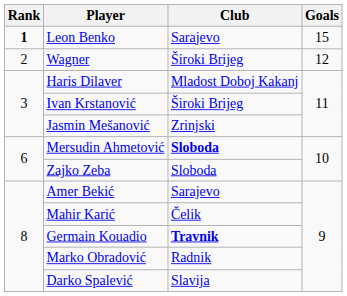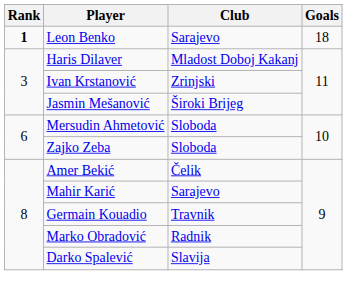(322, 37) 15 -> (322, 37) 18
- row: (68, 59)
(207, 103) Široki Brijeg -> (193, 81) Zrinjski
(193, 125) Zrinjski -> (207, 103) Široki Brijeg
(195, 147) bold -> (194, 125) normal
(195, 192) Sarajevo -> (186, 170) Čelik
(186, 214) Čelik -> (195, 192) Sarajevo
(195, 236) bold -> (193, 214) normal
